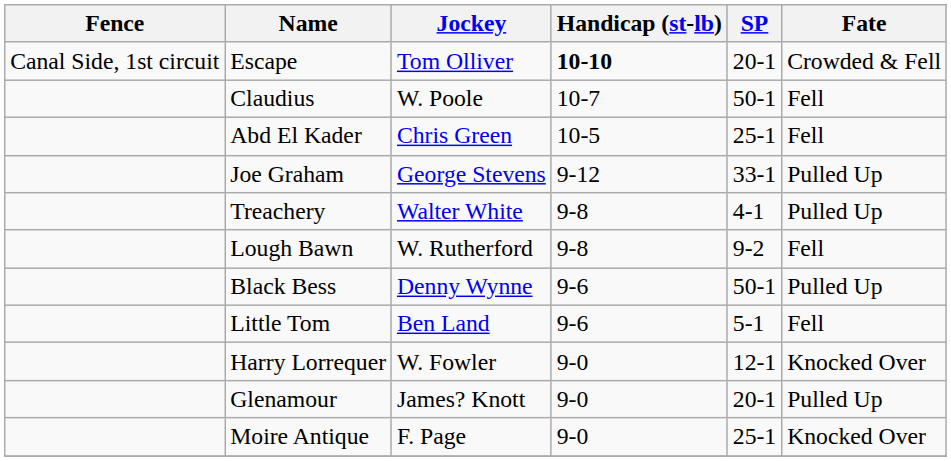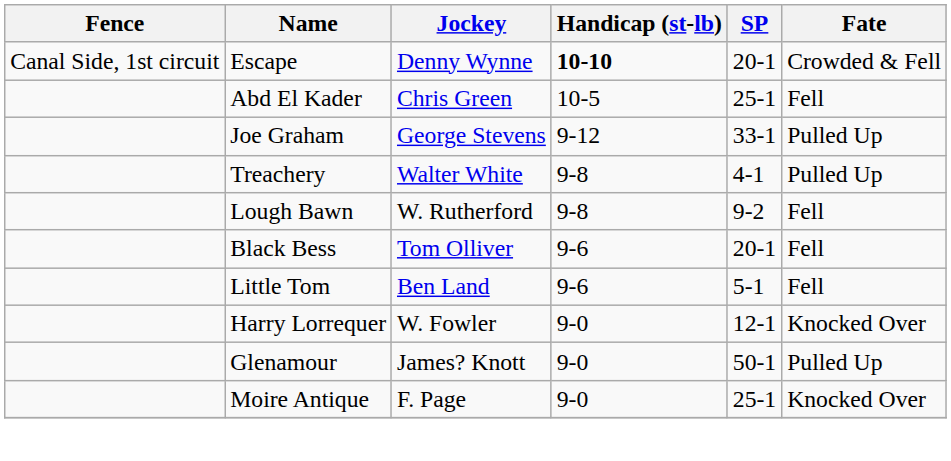(455, 60) Tom Olliver -> (465, 60) Denny Wynne
- row: (272, 98)
(465, 286) Denny Wynne -> (455, 248) Tom Olliver
(755, 286) 50-1 -> (755, 248) 20-1
(835, 286) Pulled Up -> (806, 248) Fell
(755, 398) 20-1 -> (755, 361) 50-1
